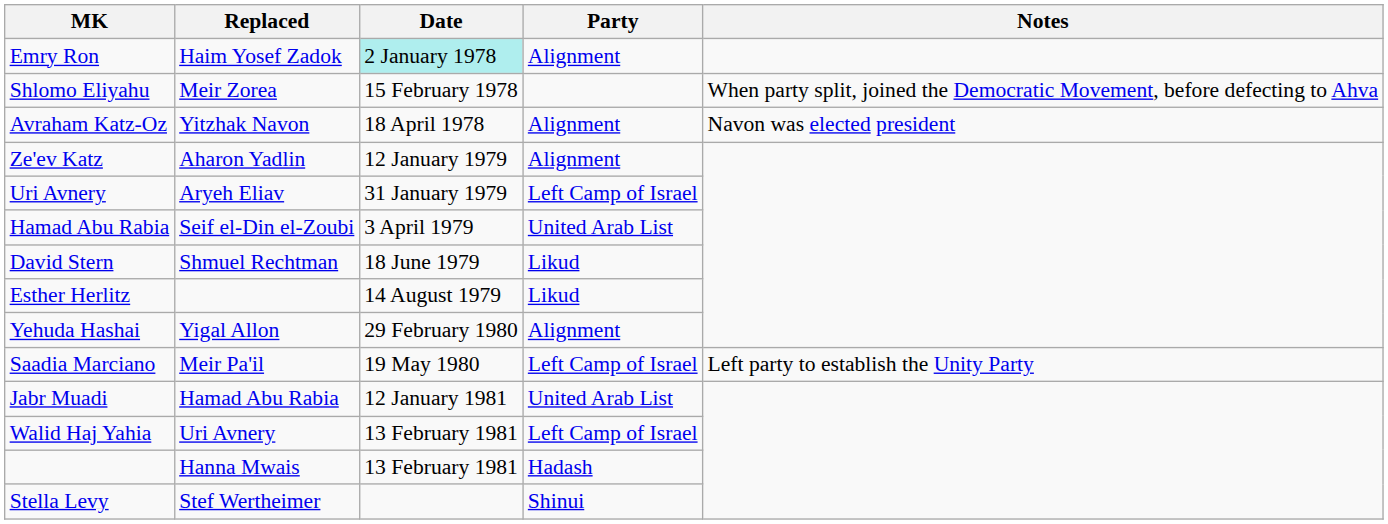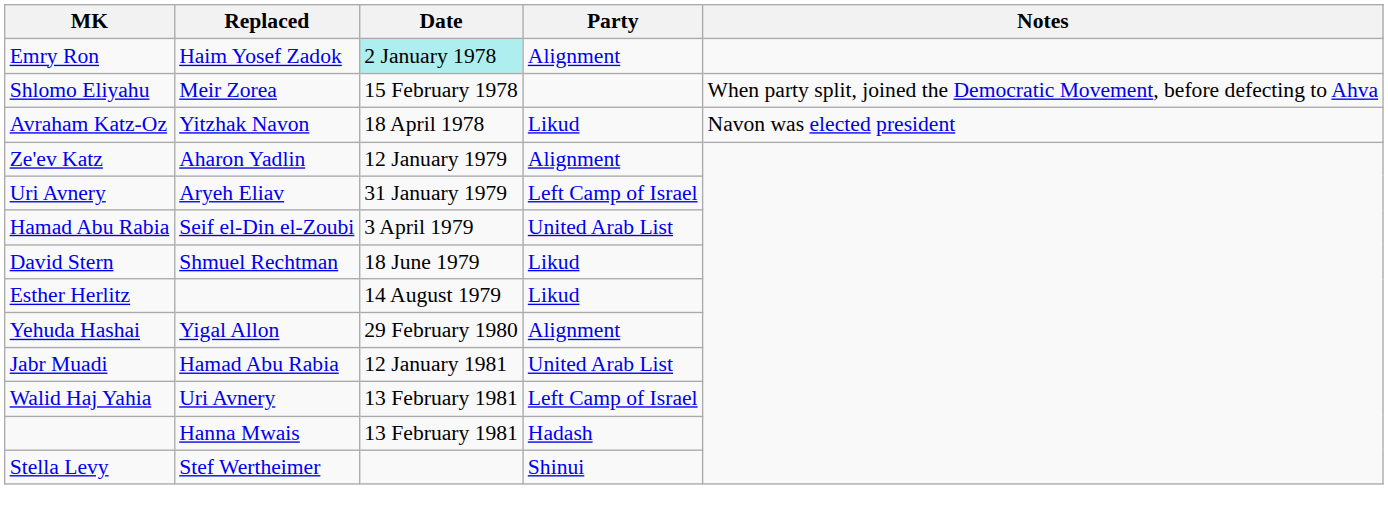(574, 124) Alignment -> (554, 124) Likud
- row: (83, 364)
